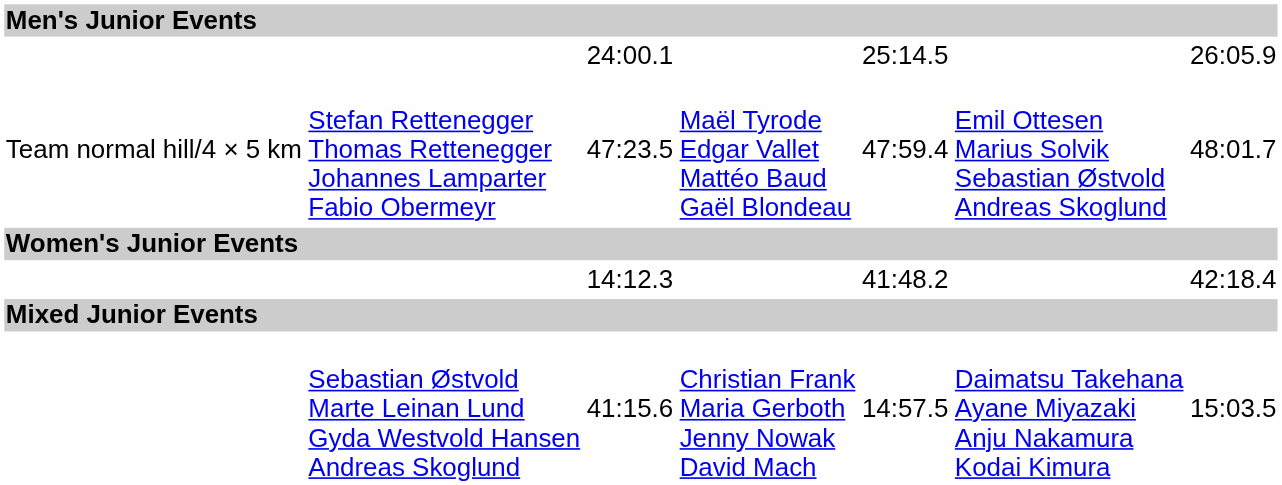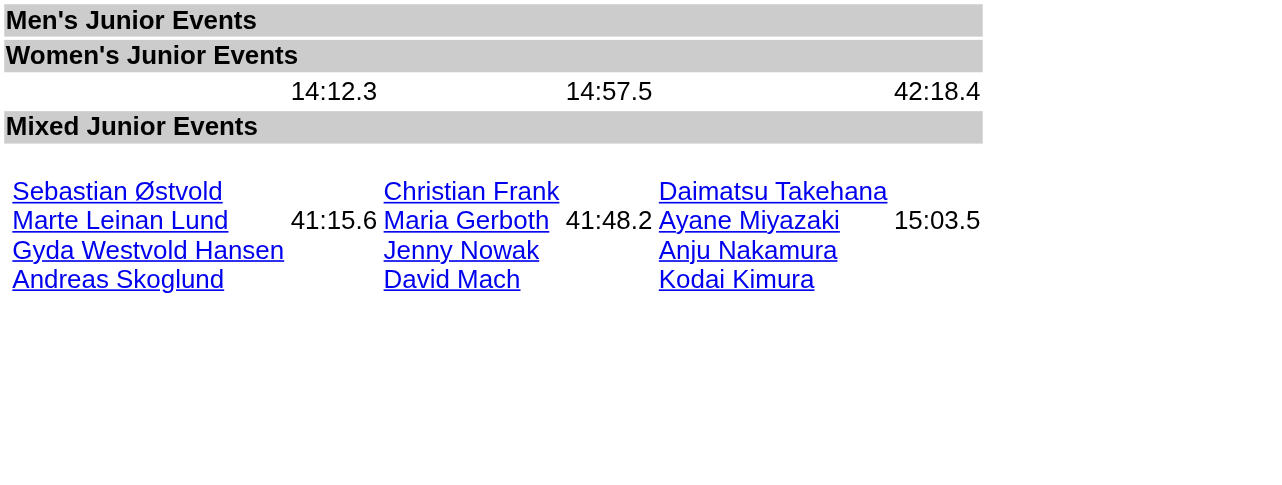- row: (630, 55)
- row: (630, 149)
(905, 279) 41:48.2 -> (609, 91) 14:57.5
(905, 408) 14:57.5 -> (609, 221) 41:48.2
